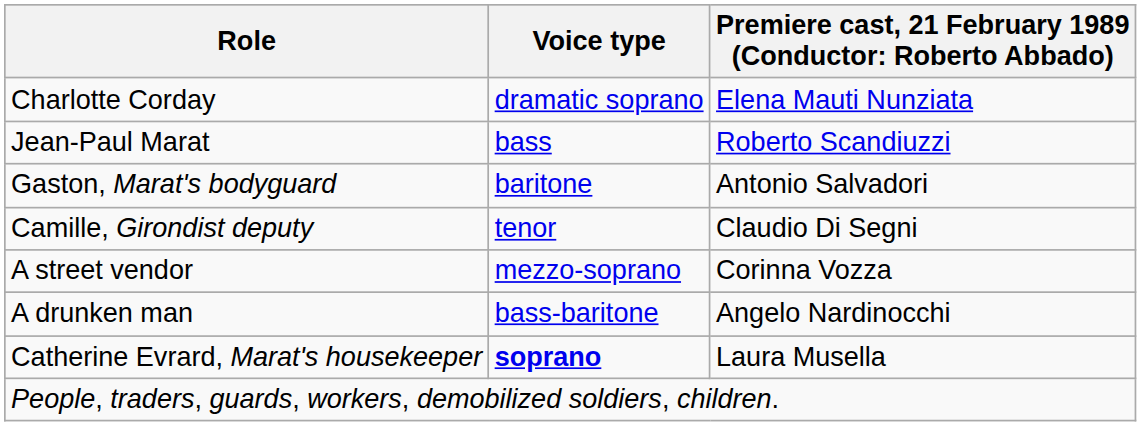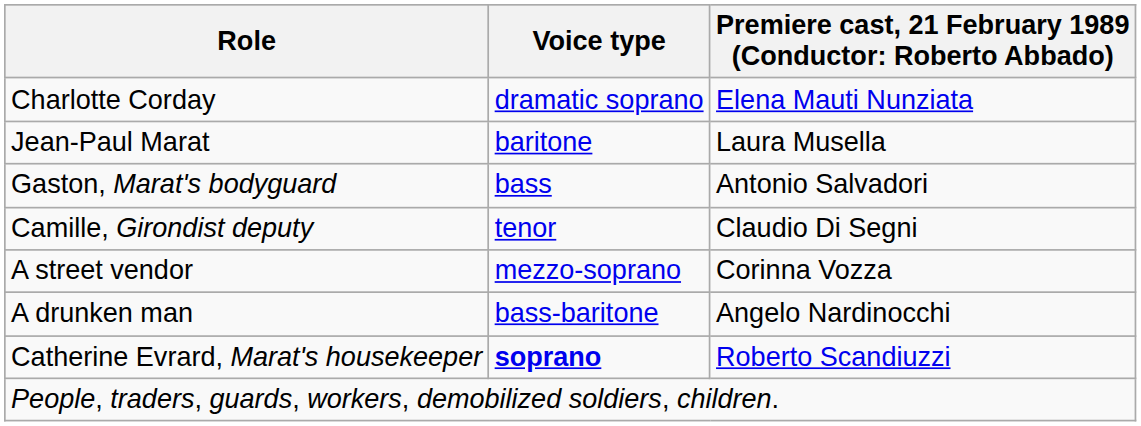(523, 142) bass -> (544, 142) baritone
(833, 142) Roberto Scandiuzzi -> (801, 142) Laura Musella
(544, 185) baritone -> (523, 185) bass
(801, 356) Laura Musella -> (833, 356) Roberto Scandiuzzi
